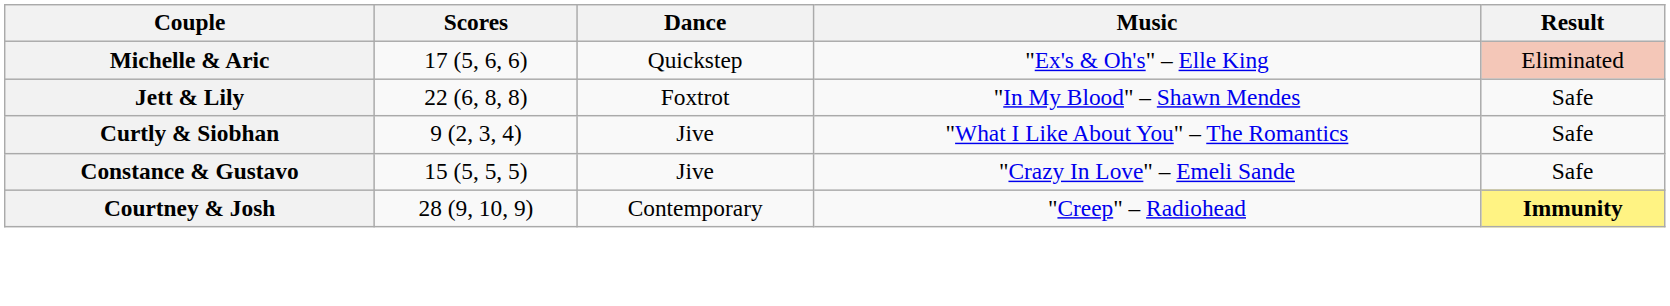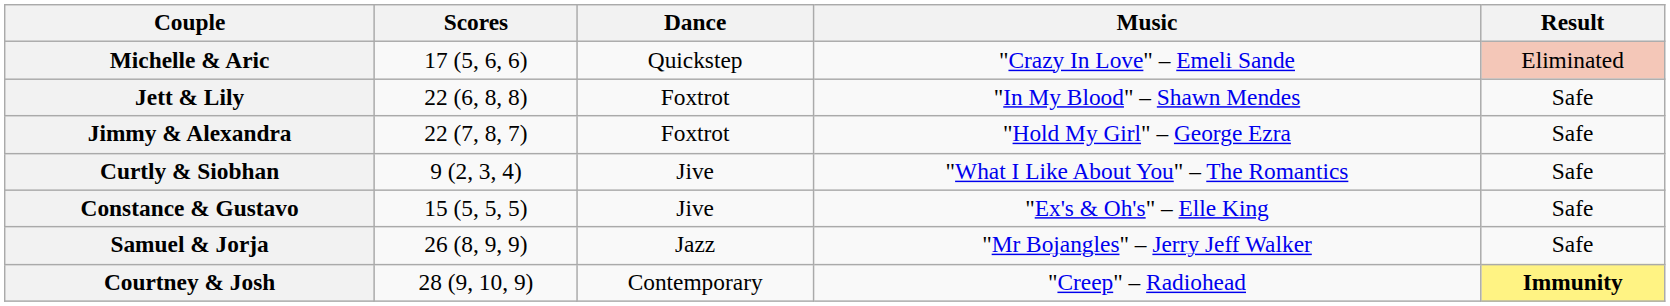(1147, 60) "Ex's & Oh's" – Elle King -> (1147, 60) "Crazy In Love" – Emeli Sande
+ row: (190, 134)
(1147, 171) "Crazy In Love" – Emeli Sande -> (1147, 208) "Ex's & Oh's" – Elle King
+ row: (190, 245)
